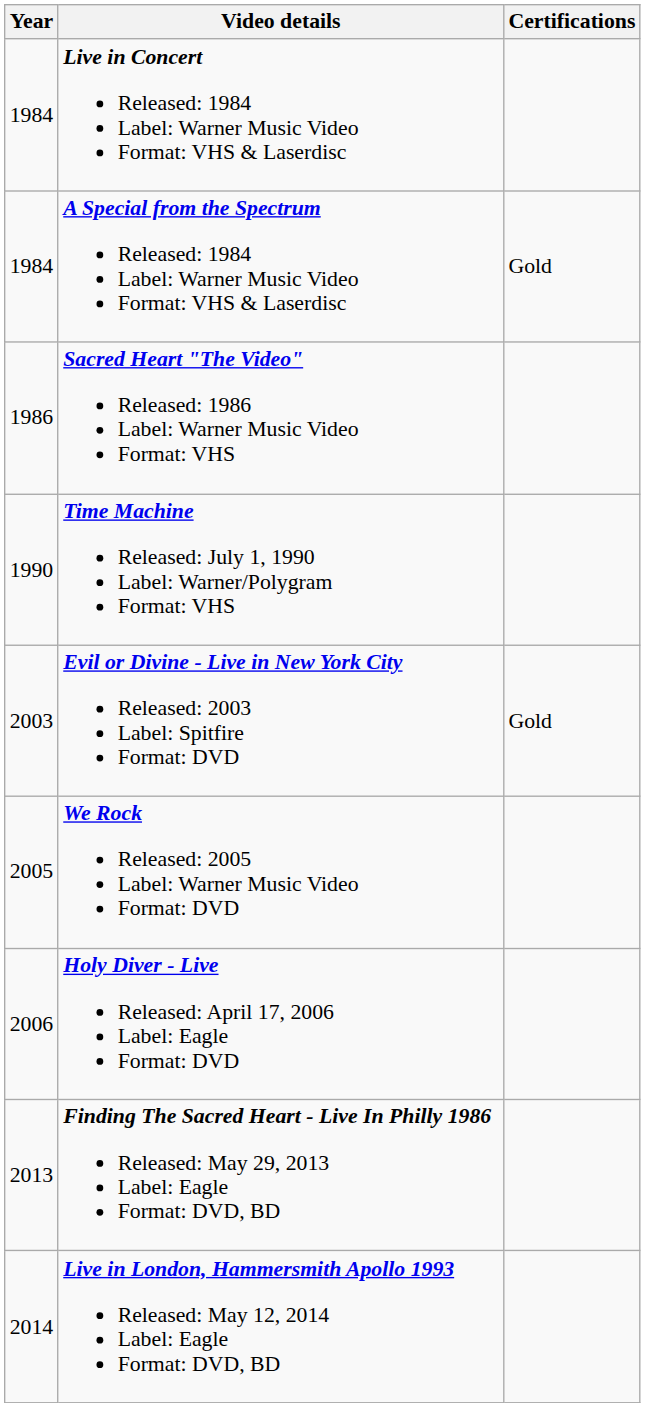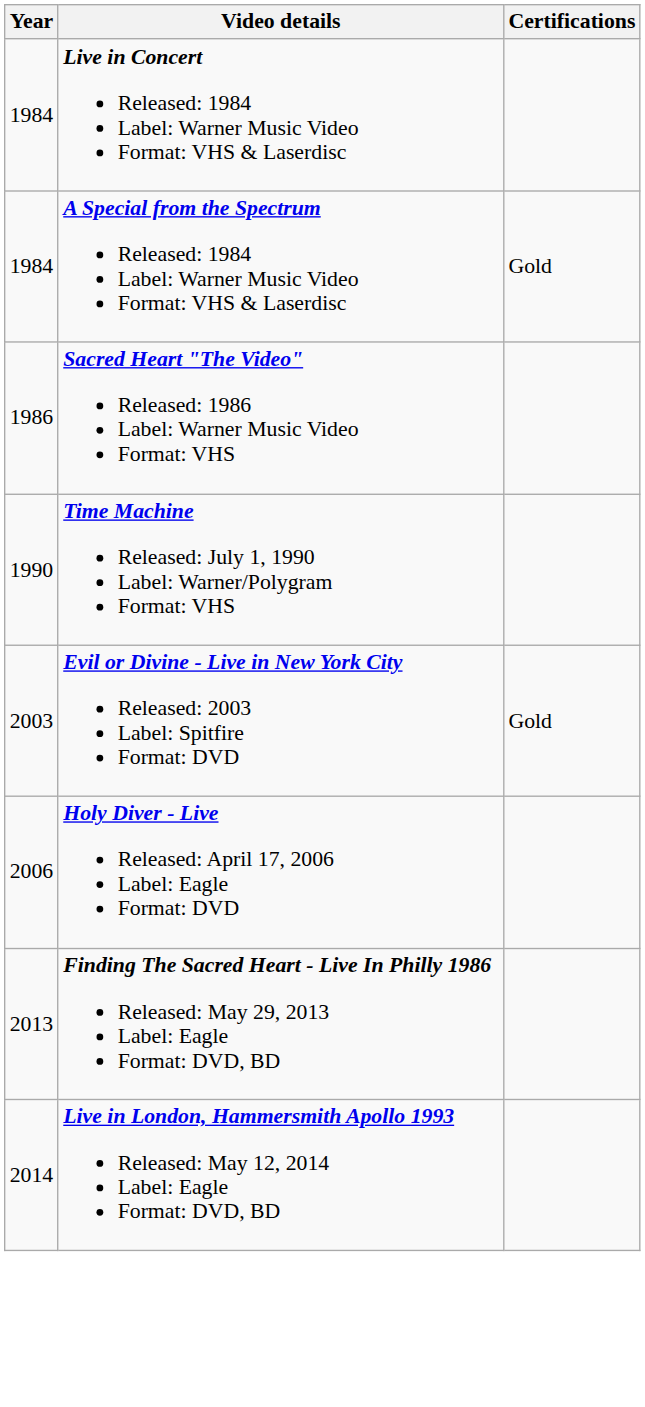- row: (281, 861)
